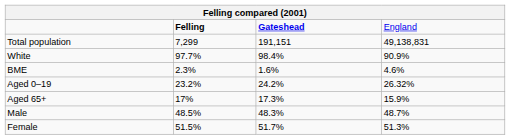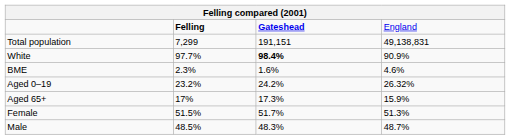(271, 56) normal -> (271, 56) bold
rows swapped: (17, 113) <-> (22, 127)
